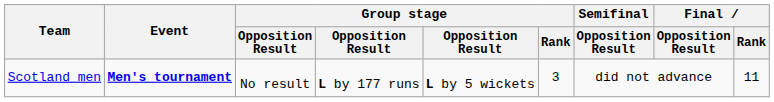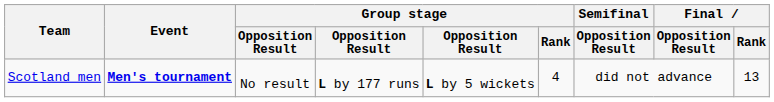(556, 77) 3 -> (556, 77) 4
(751, 77) 11 -> (751, 77) 13
